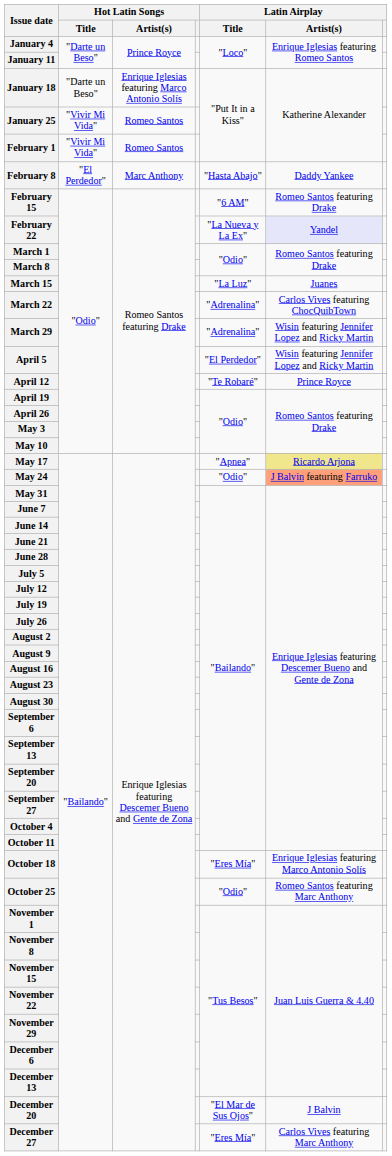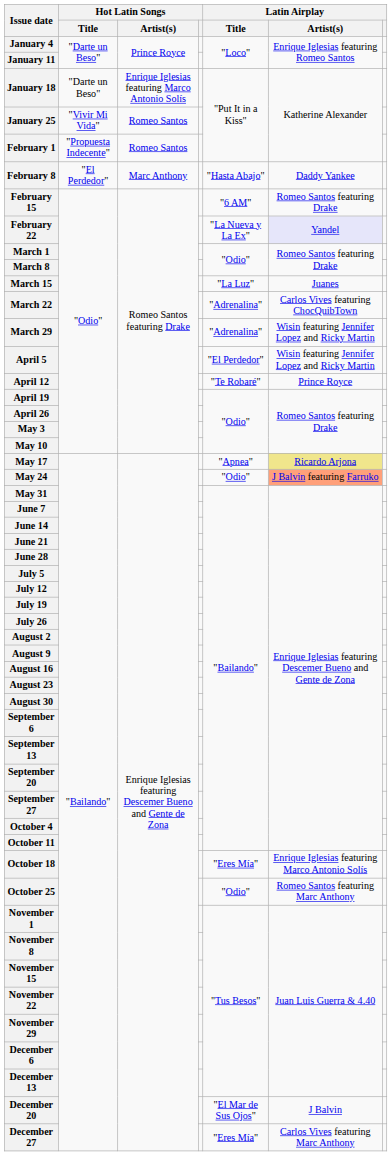(86, 148) "Vivir Mi Vida" -> (88, 148) "Propuesta Indecente"
